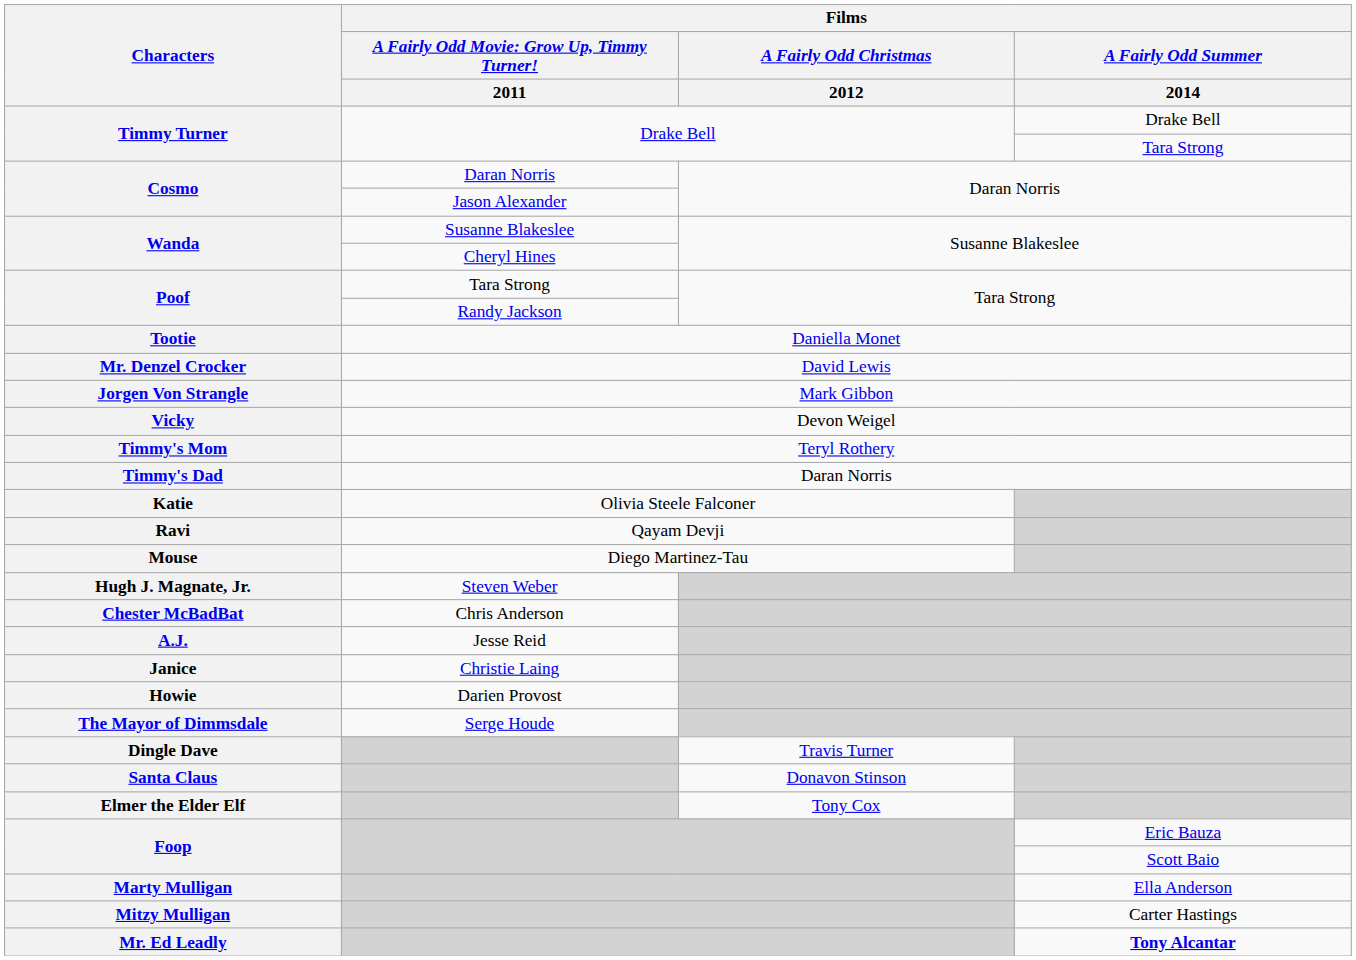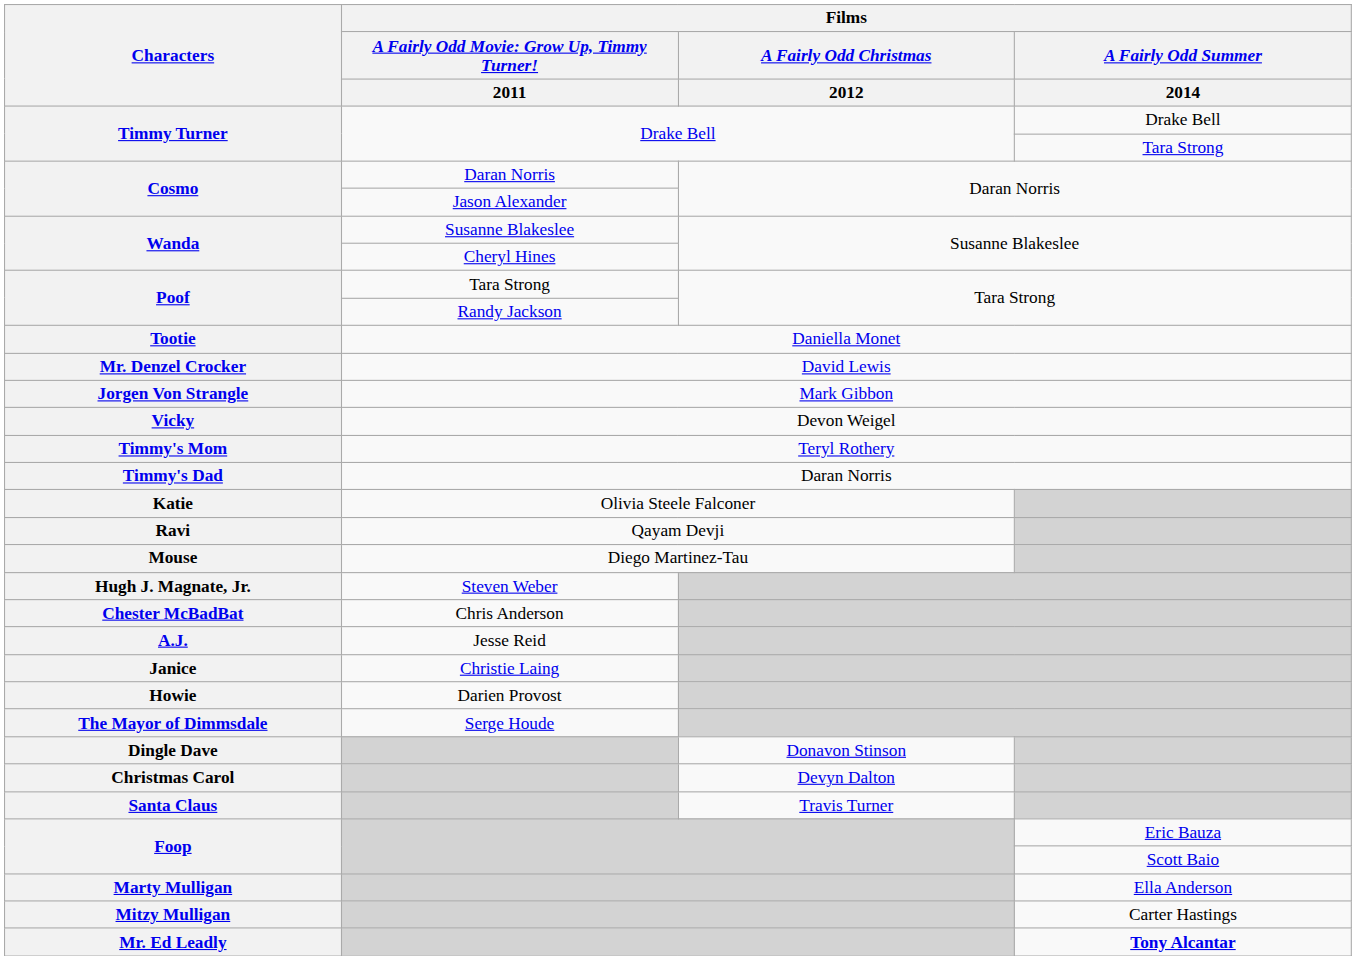(846, 750) Travis Turner -> (846, 750) Donavon Stinson
+ row: (173, 777)
(846, 777) Donavon Stinson -> (846, 804) Travis Turner
- row: (173, 804)
